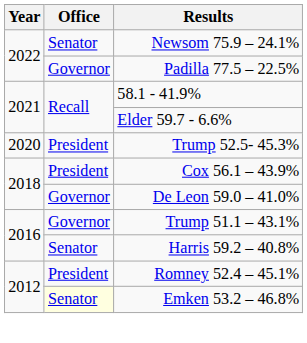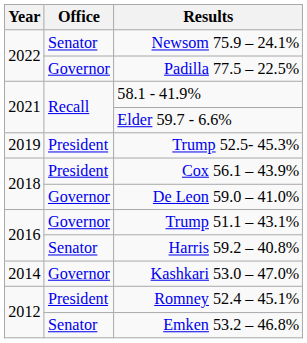(24, 145) 2020 -> (24, 145) 2019
+ row: (225, 273)
(73, 299) lightyellow background -> (73, 324) no background
